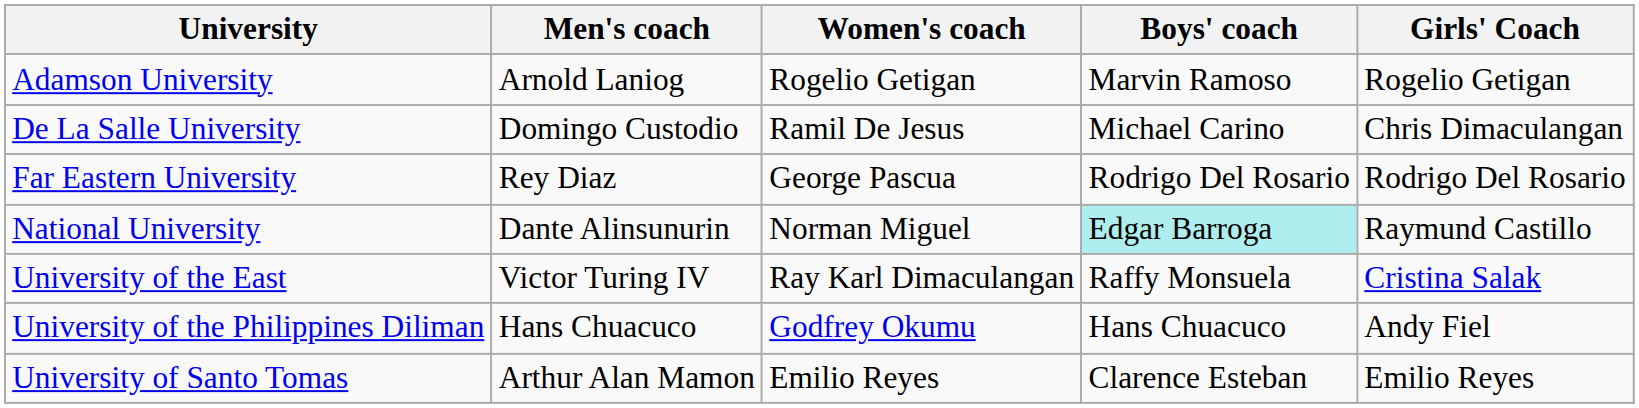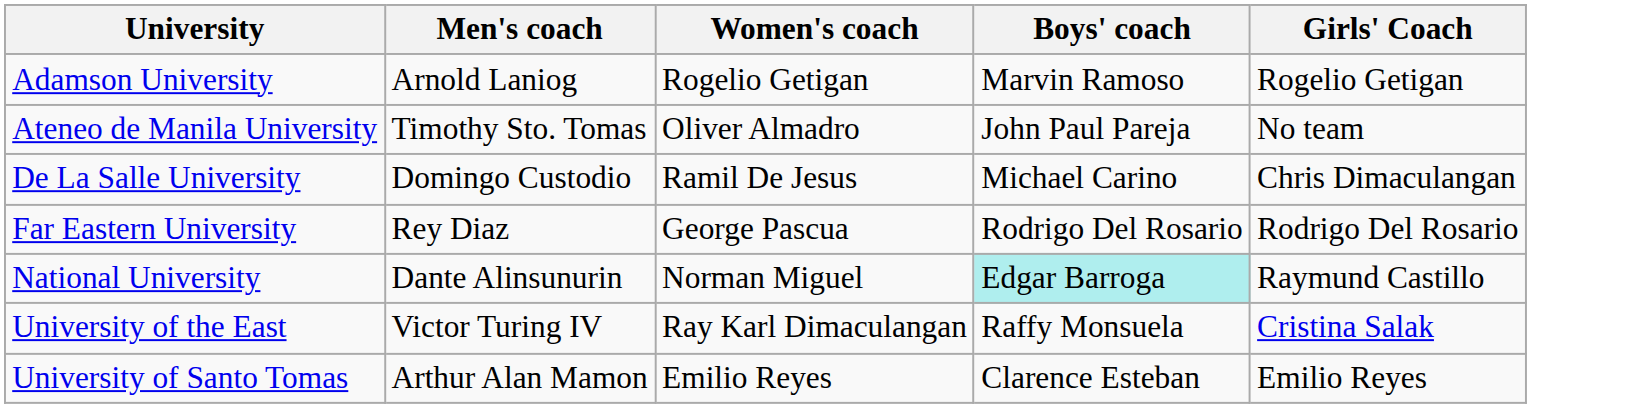+ row: (195, 128)
- row: (248, 327)
